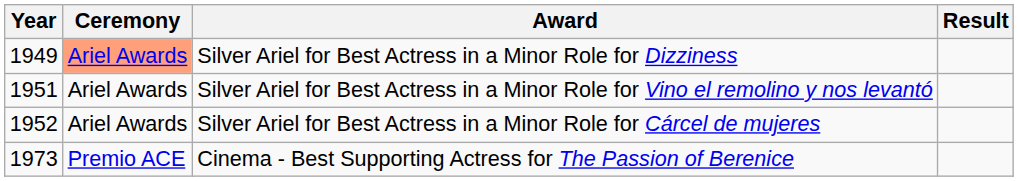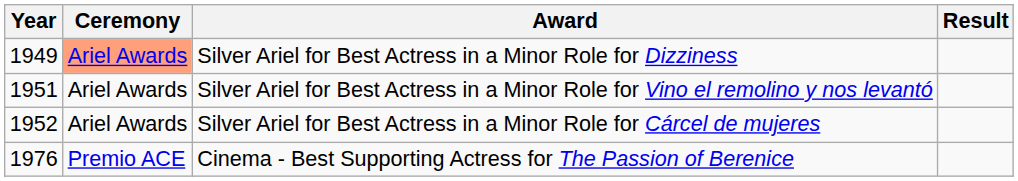(34, 158) 1973 -> (34, 158) 1976
